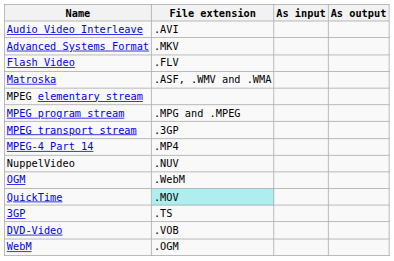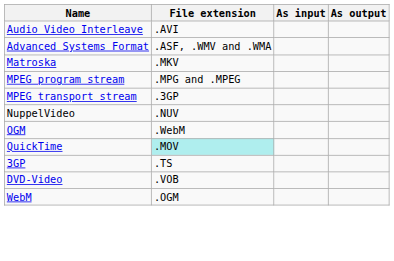(166, 46) .MKV -> (213, 46) .ASF, .WMV and .WMA
- row: (41, 63)
(213, 80) .ASF, .WMV and .WMA -> (166, 63) .MKV
- row: (75, 96)
- row: (50, 147)
